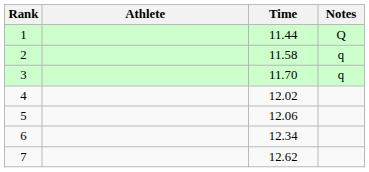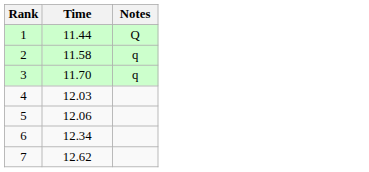- column: (145, 14)
(283, 95) 12.02 -> (77, 95) 12.03
